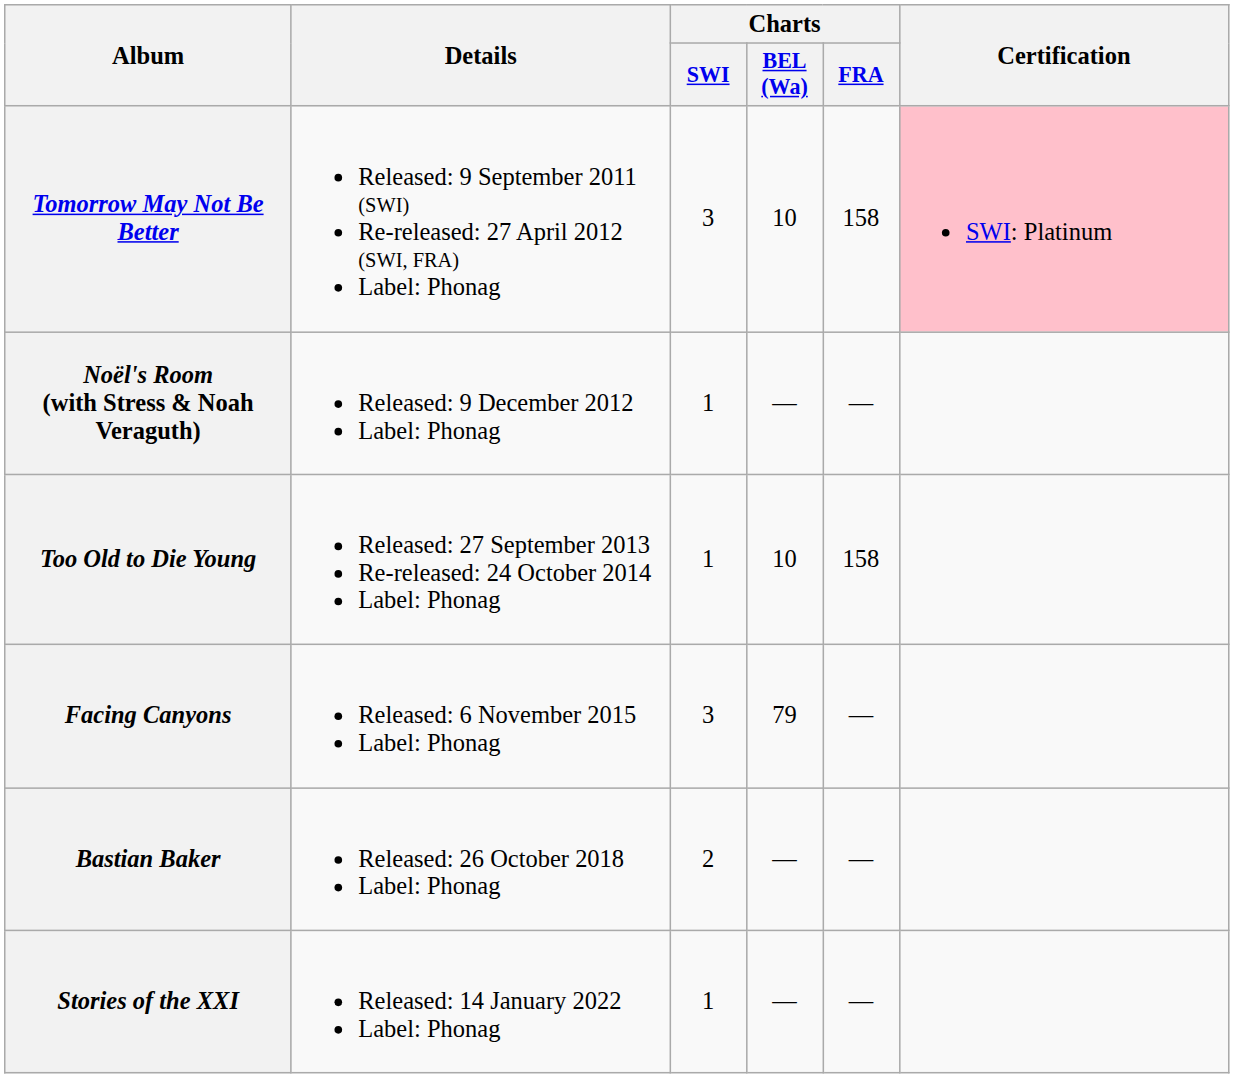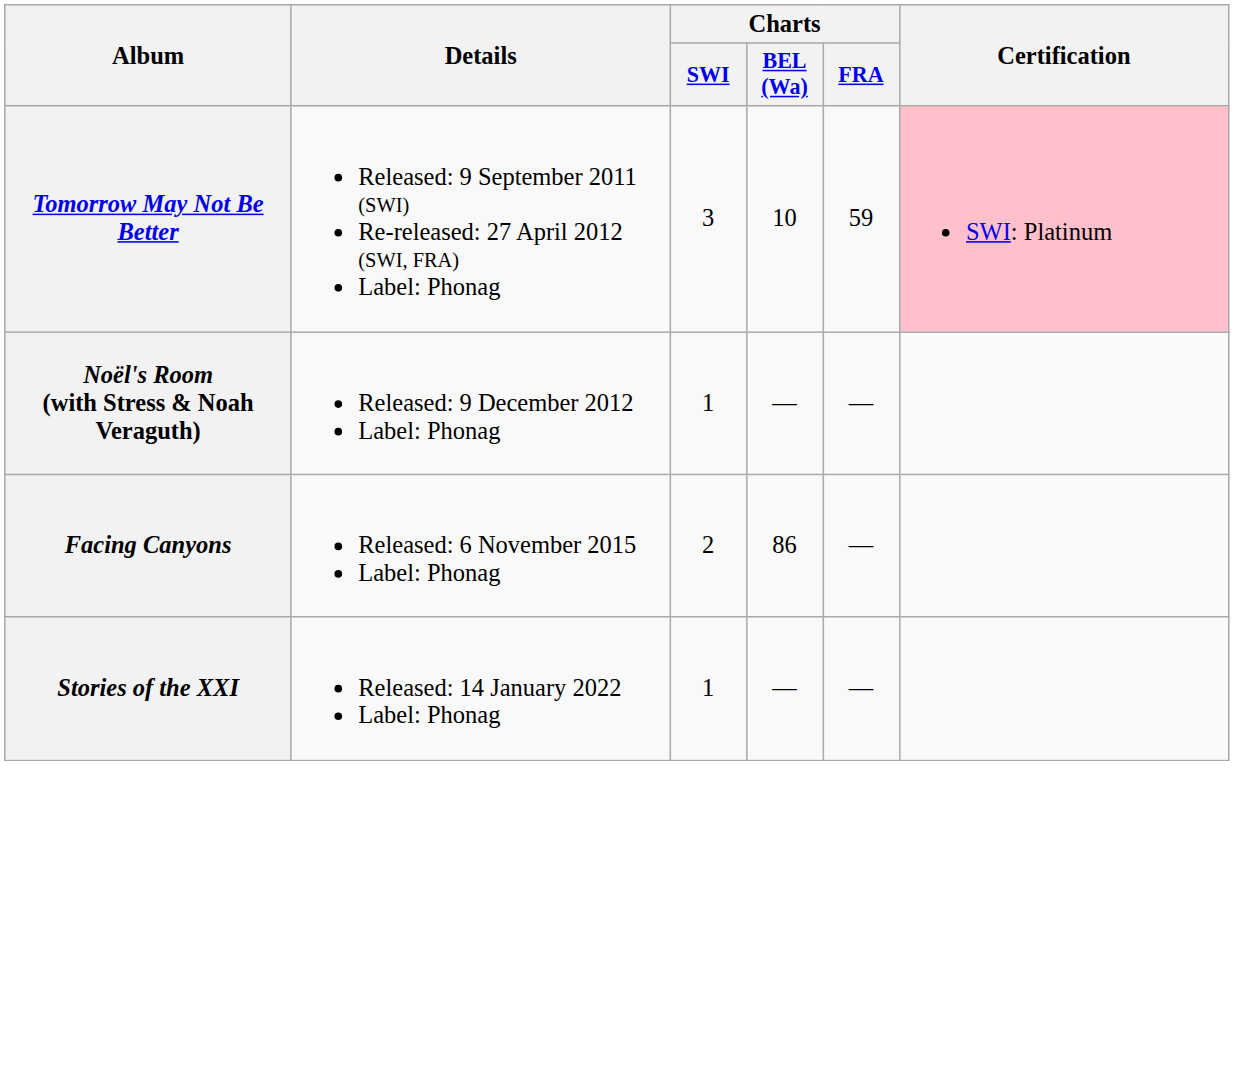(861, 218) 158 -> (861, 218) 59
- row: (148, 559)
(708, 715) 3 -> (708, 545) 2
(785, 715) 79 -> (785, 545) 86
- row: (148, 858)
